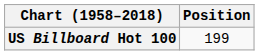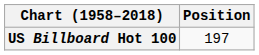(217, 39) 199 -> (217, 39) 197
